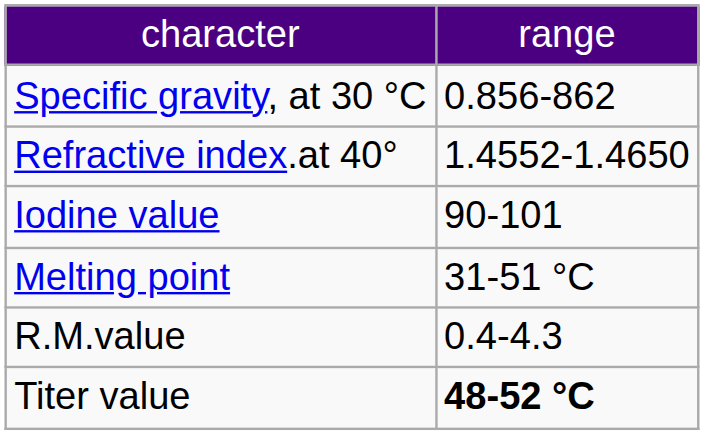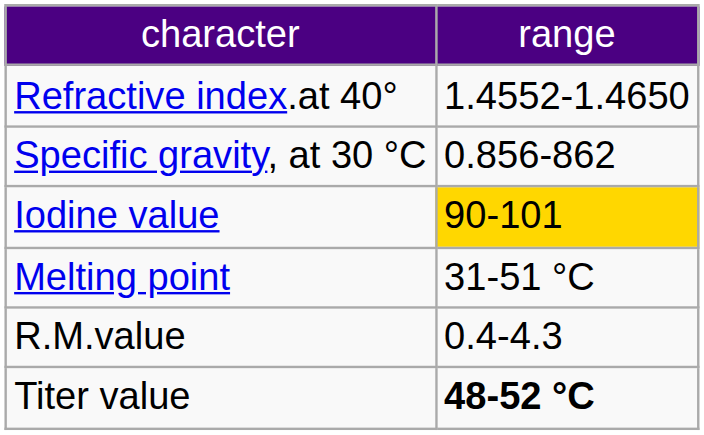rows swapped: (220, 95) <-> (206, 155)
(503, 215) no background -> (503, 215) gold background
